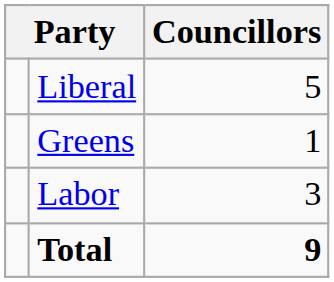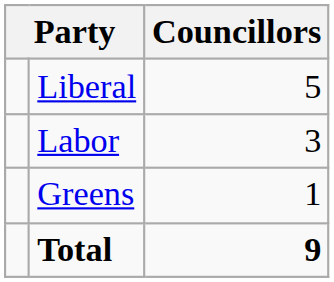rows swapped: (78, 194) <-> (86, 140)
